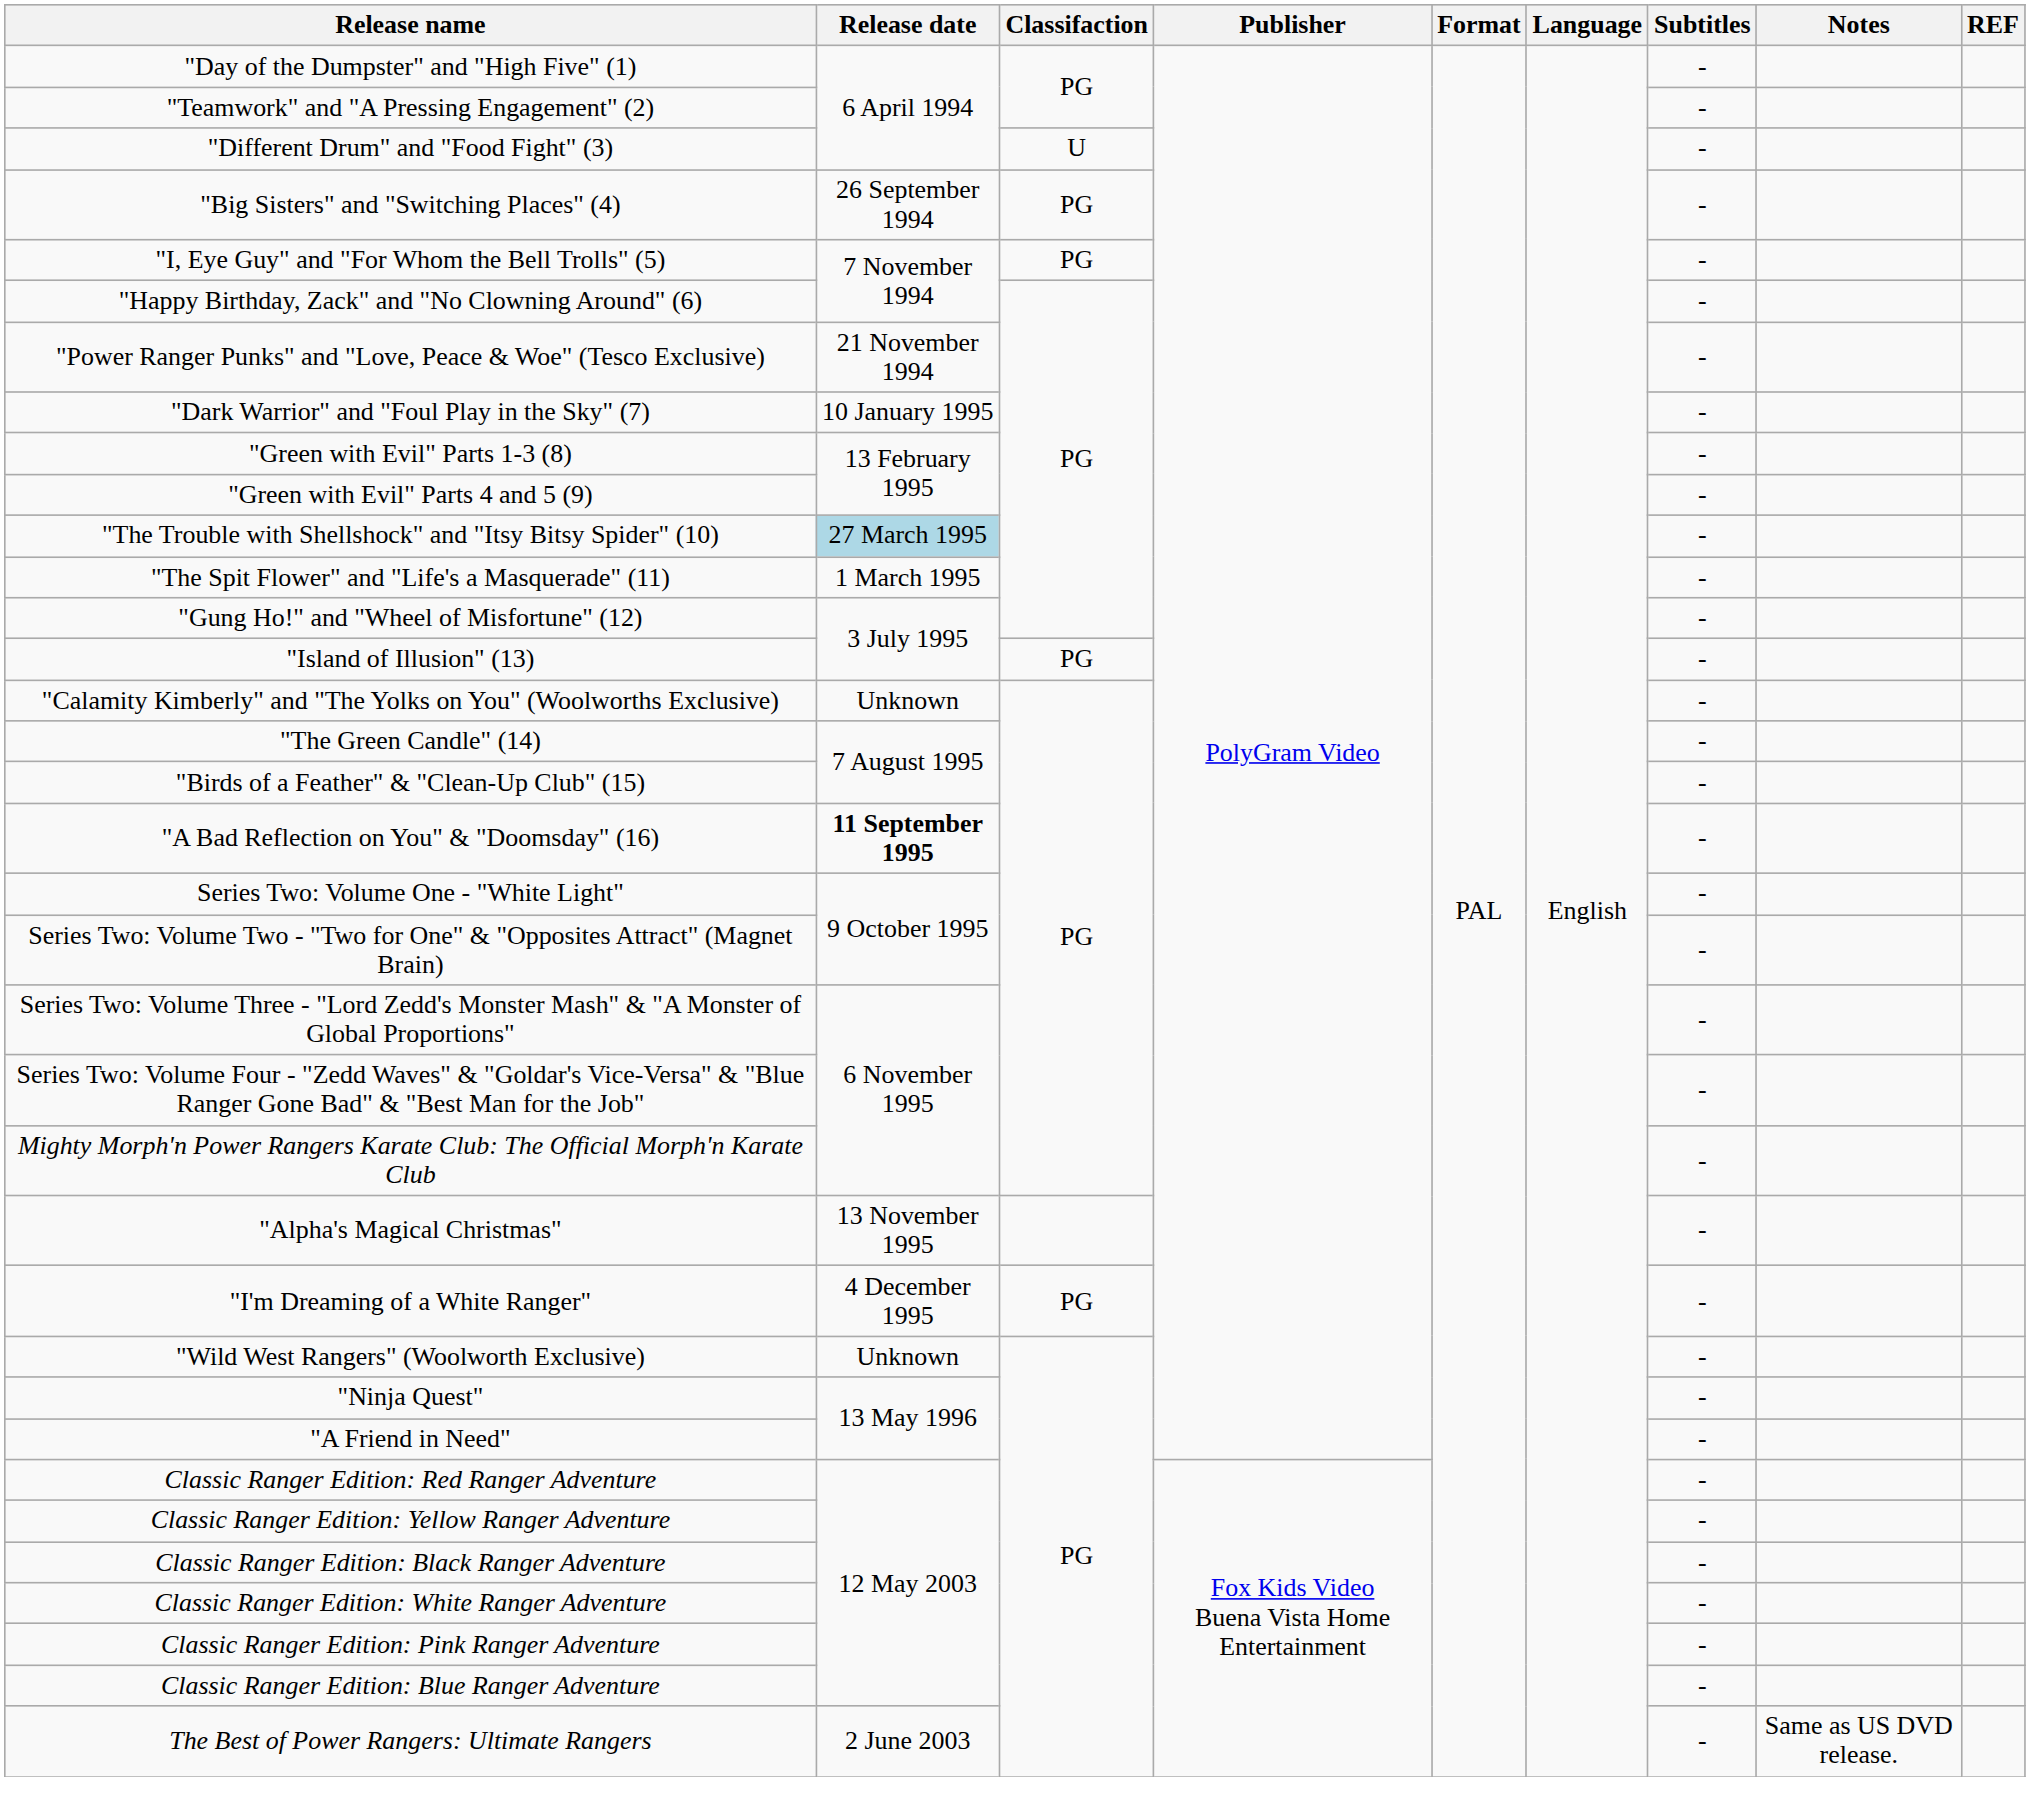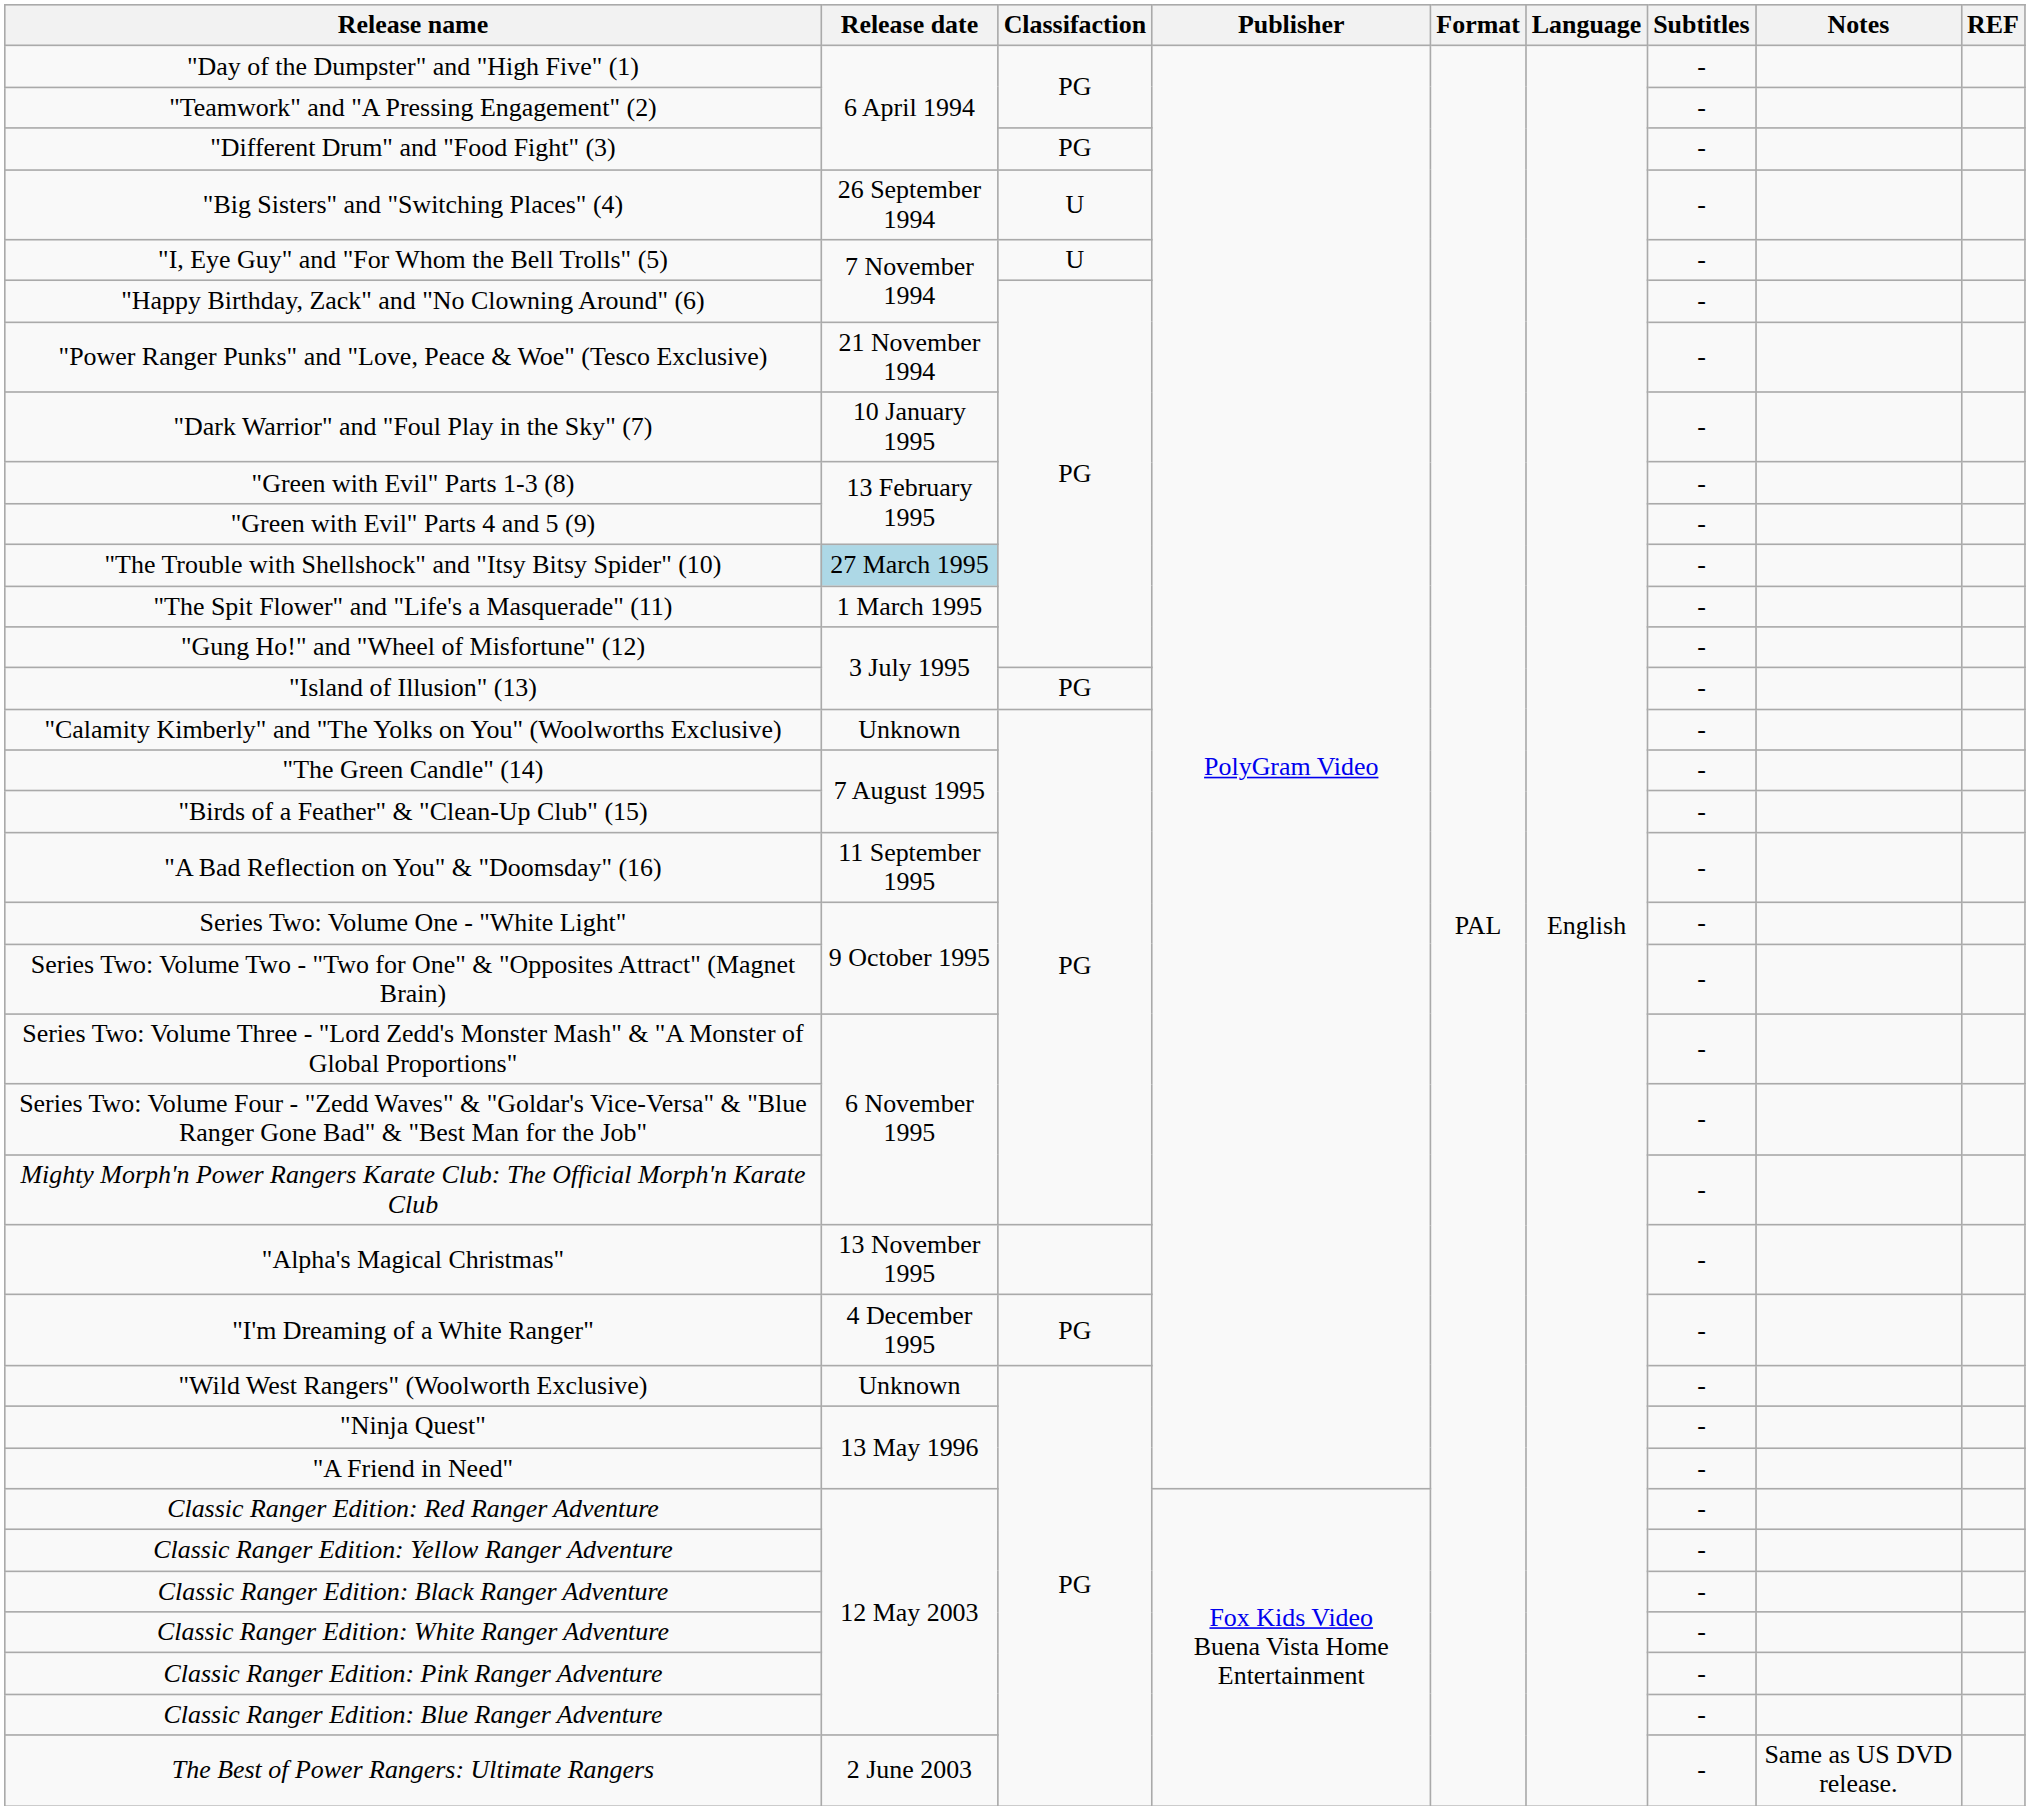(1077, 148) U -> (1075, 148) PG
(1077, 204) PG -> (1075, 204) U
(1077, 259) PG -> (1075, 259) U
(908, 837) bold -> (909, 867) normal
